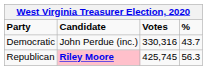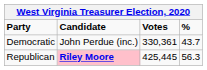(160, 42) 330,316 -> (160, 42) 330,361
(160, 57) 425,745 -> (160, 57) 425,445
